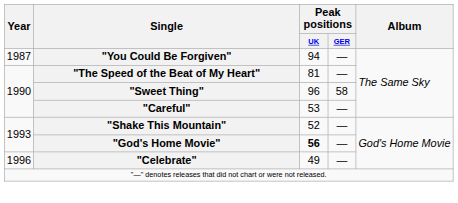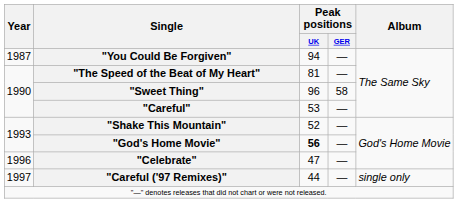(314, 160) 49 -> (314, 160) 47
+ row: (167, 177)
